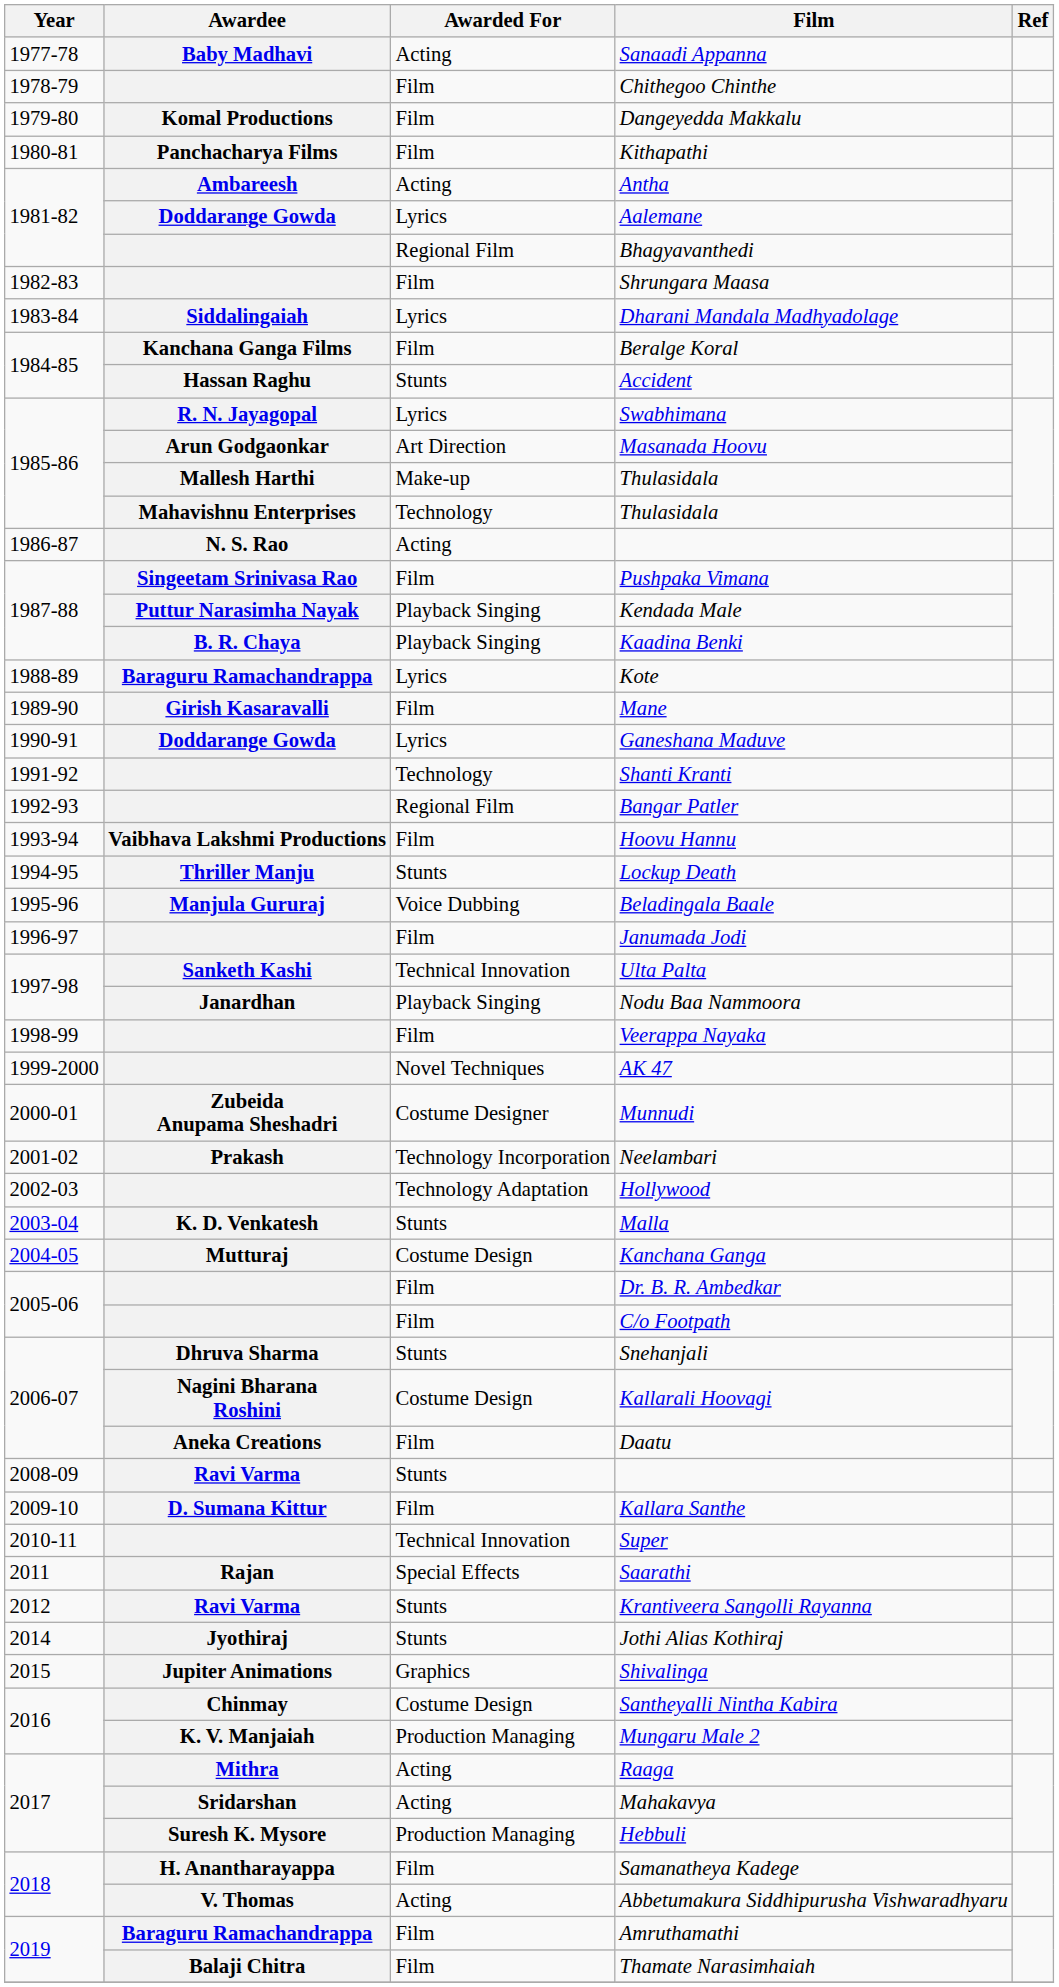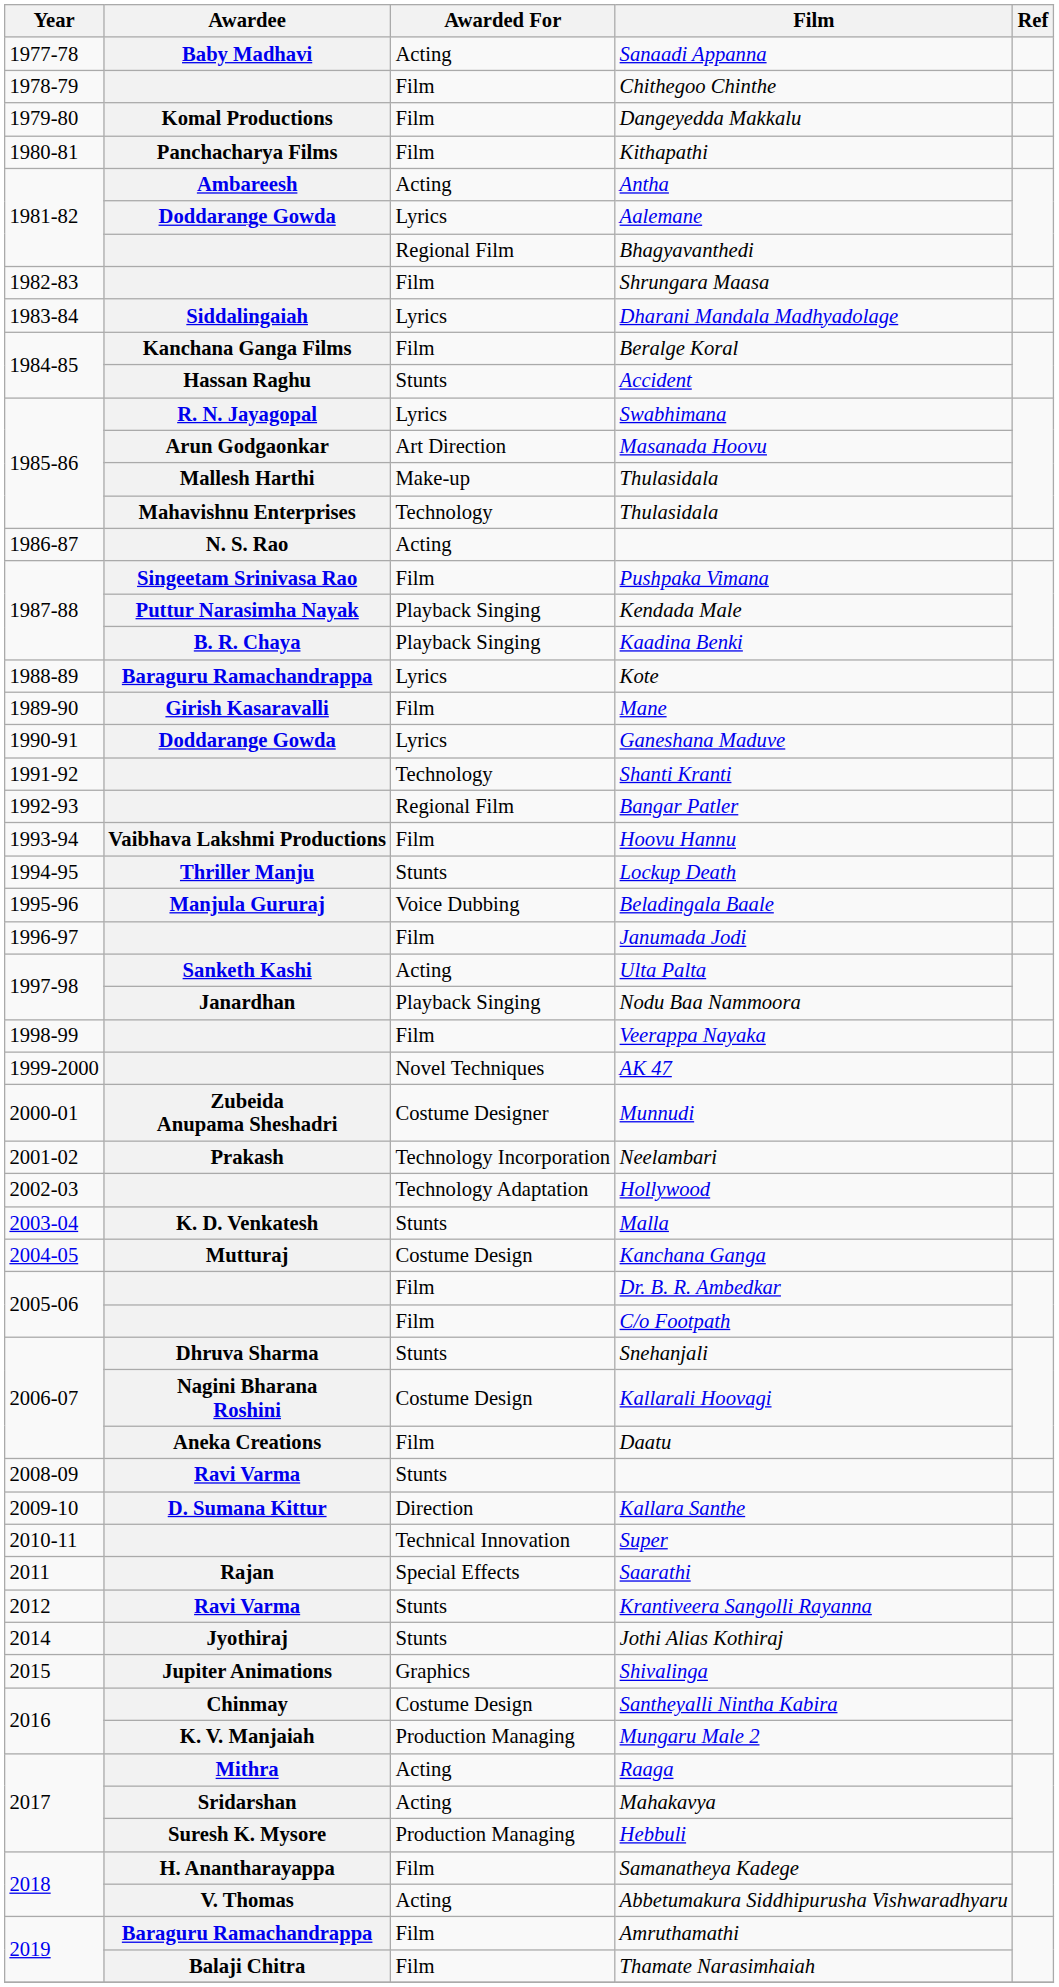(483, 970) Technical Innovation -> (424, 970) Acting
(415, 1507) Film -> (434, 1507) Direction
